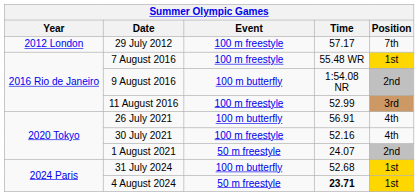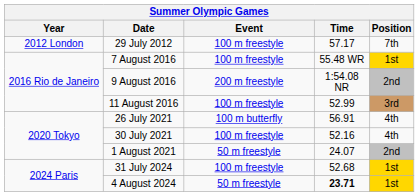(249, 82) 100 m butterfly -> (249, 82) 200 m freestyle
(249, 167) 100 m butterfly -> (249, 167) 100 m freestyle
